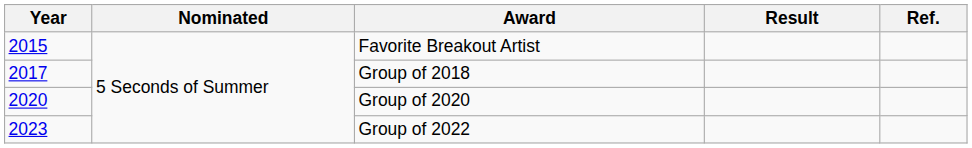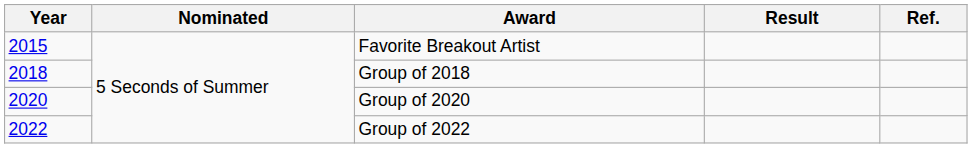(28, 73) 2017 -> (28, 73) 2018
(28, 128) 2023 -> (28, 128) 2022
